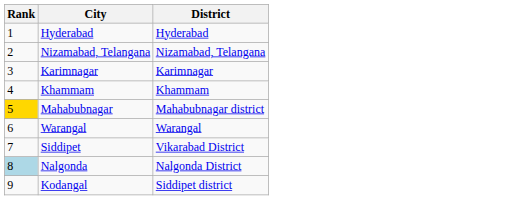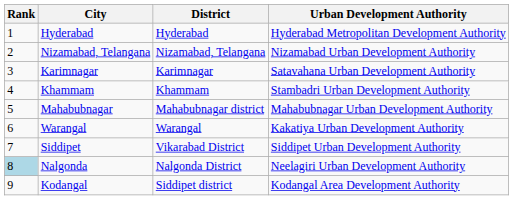+ column: (388, 14)
(10, 109) gold background -> (10, 109) no background
